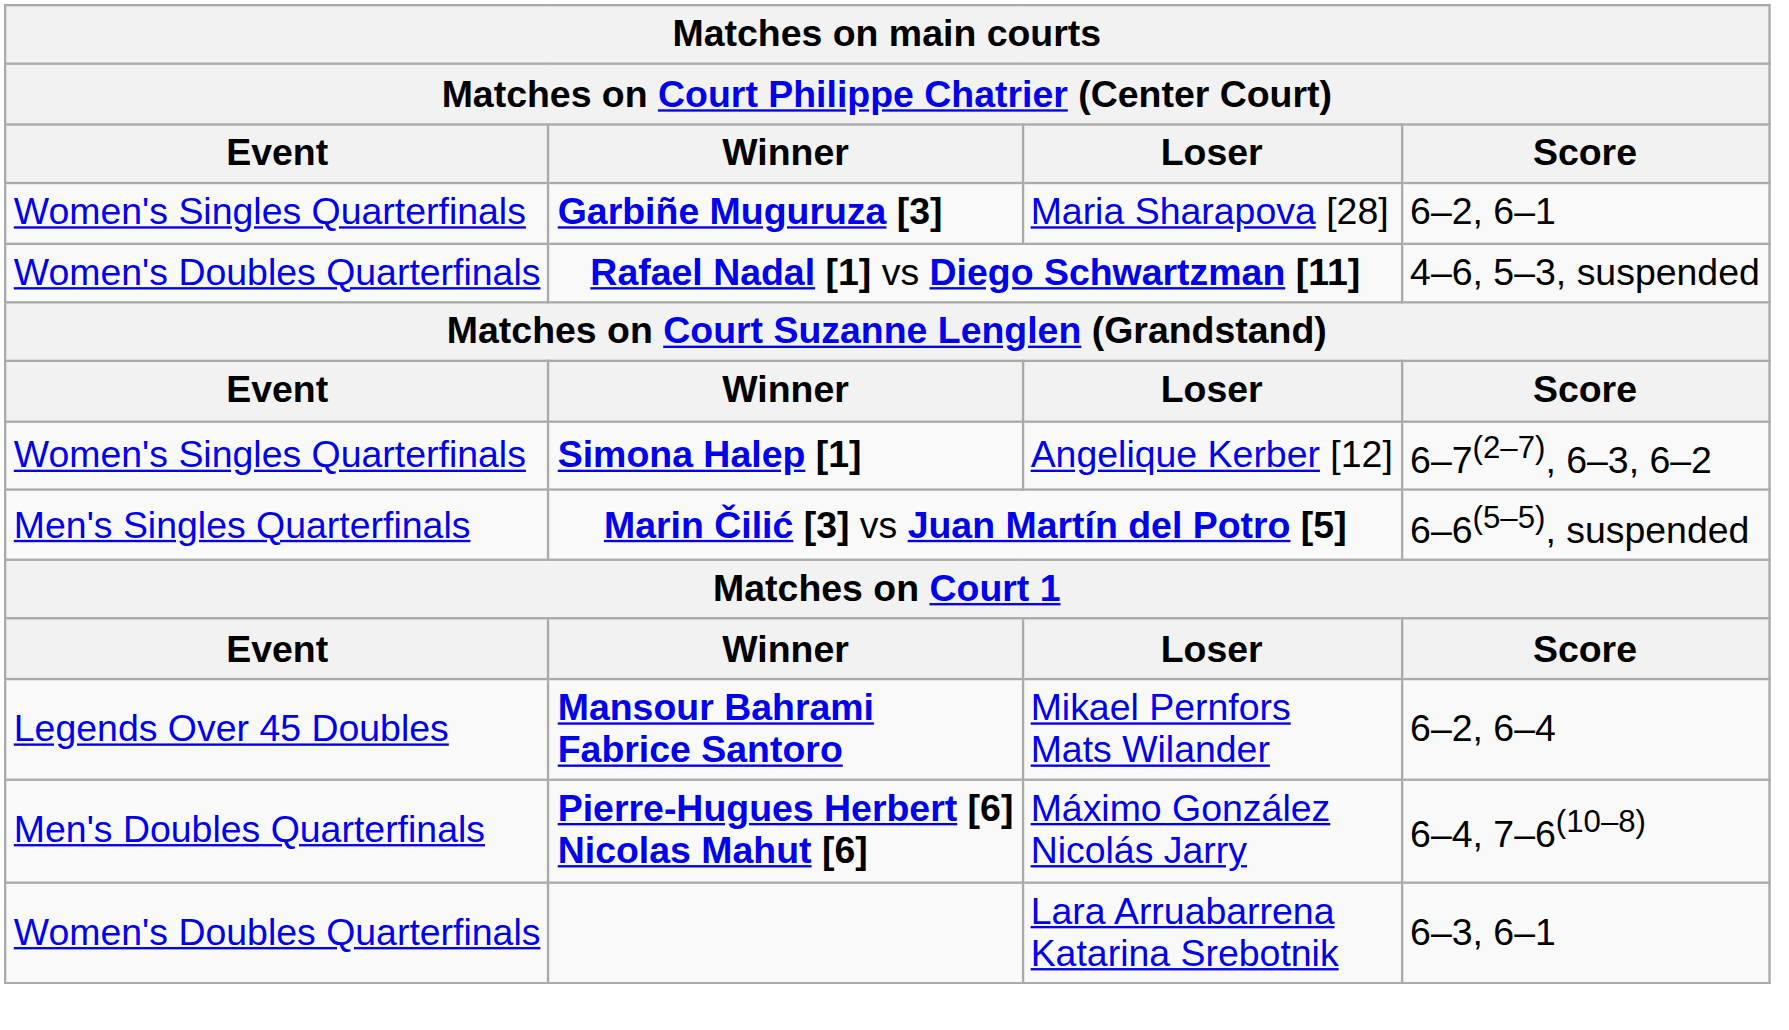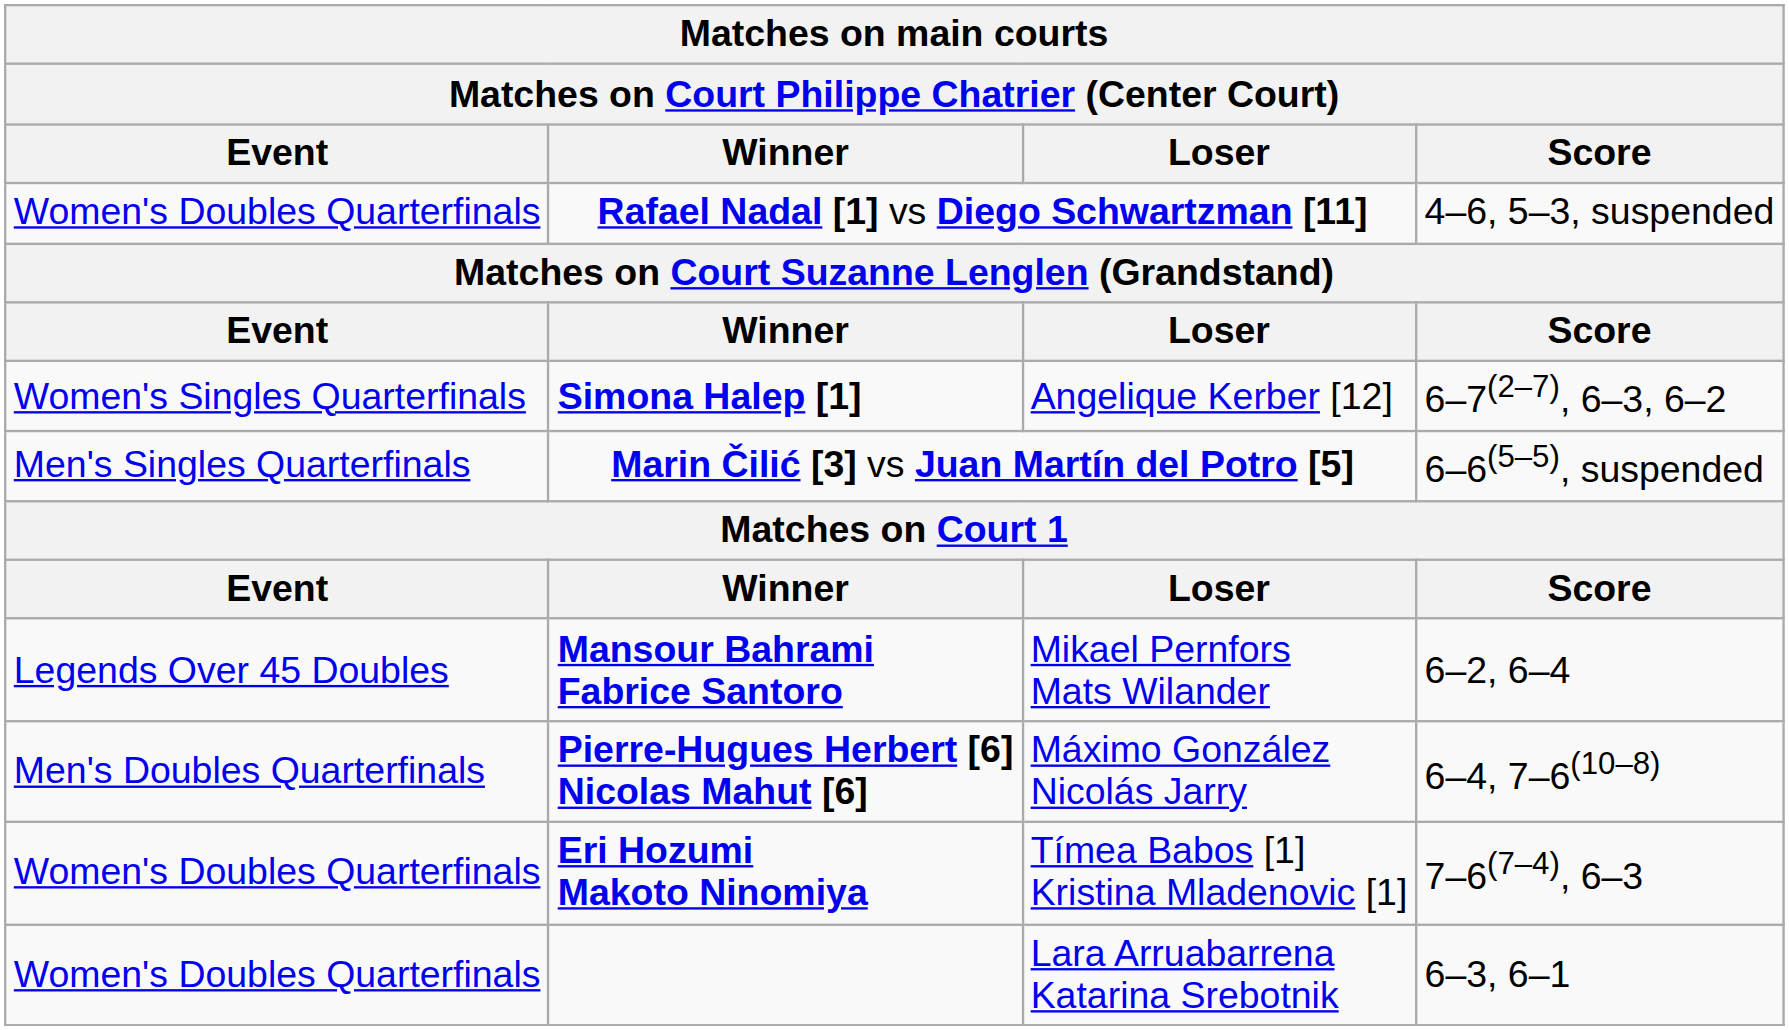- row: (750, 212)
+ row: (713, 872)
